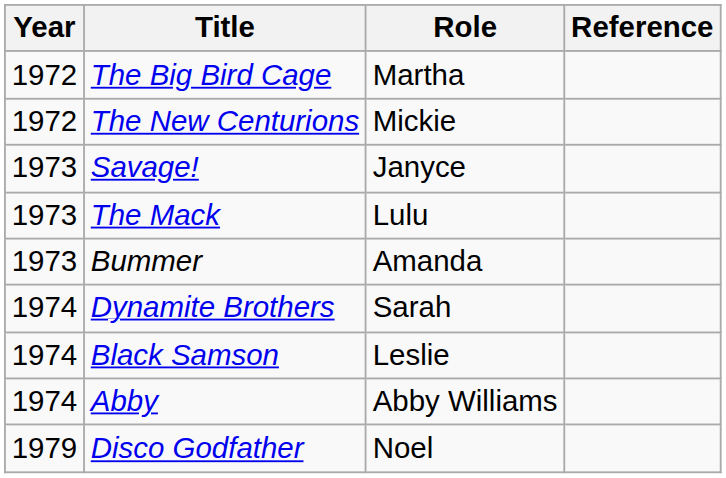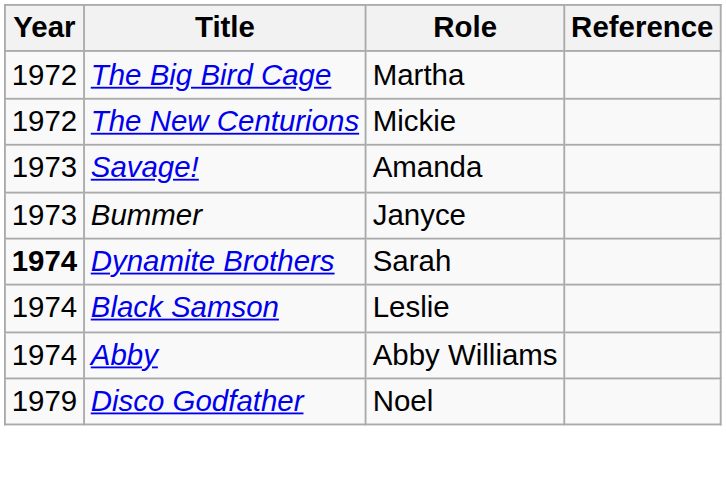(419, 167) Janyce -> (428, 167) Amanda
- row: (155, 214)
(428, 261) Amanda -> (419, 214) Janyce
(44, 307) normal -> (44, 261) bold
